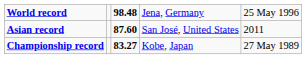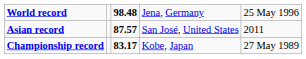(125, 29) 87.60 -> (125, 29) 87.57
(125, 45) 83.27 -> (125, 45) 83.17
